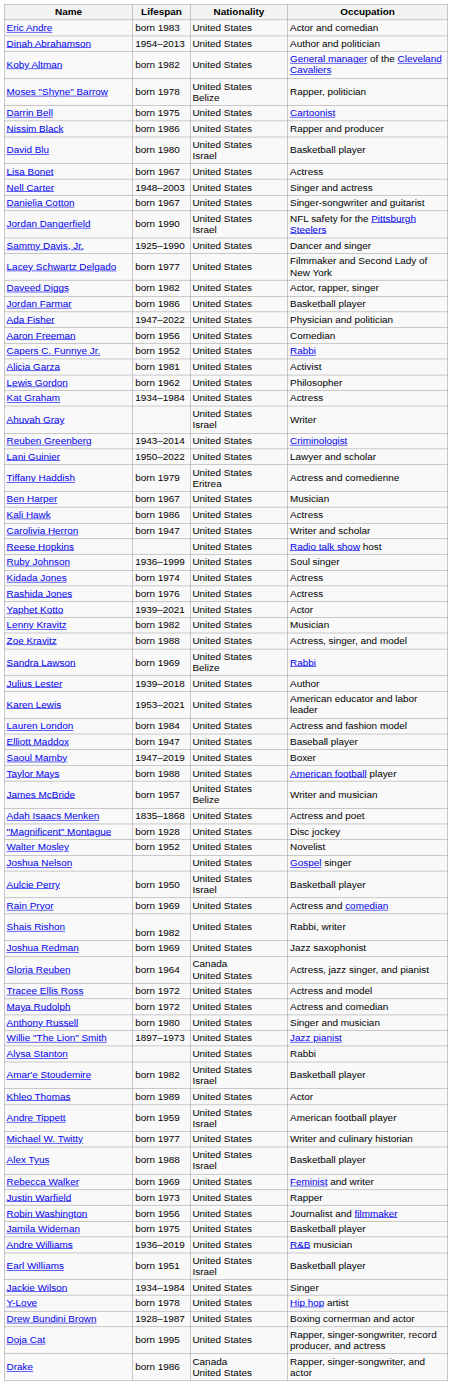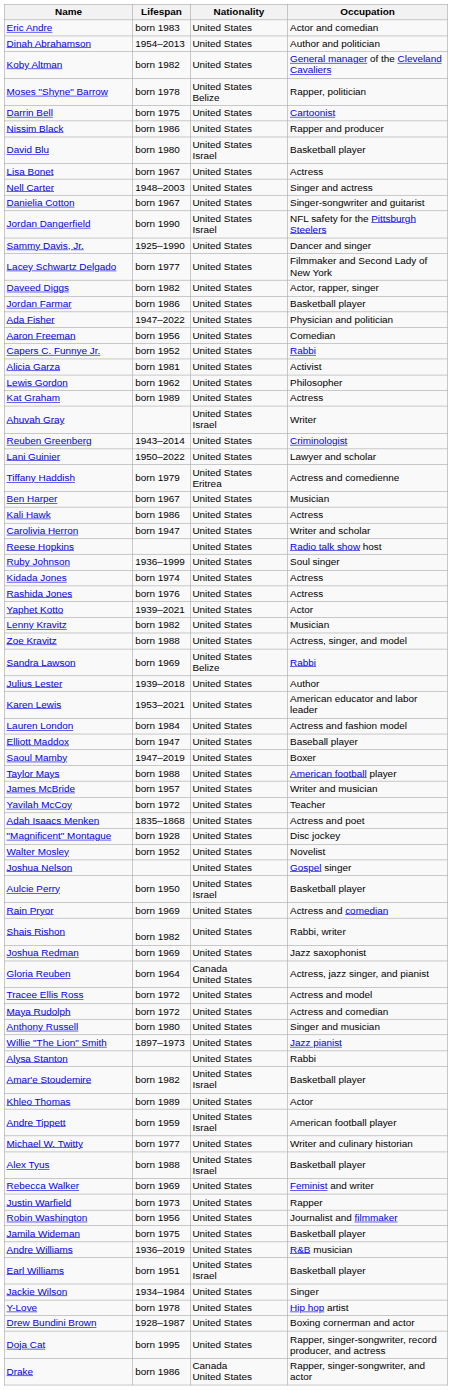(160, 398) 1934–1984 -> (158, 398) born 1989
(222, 794) United States Belize -> (222, 789) United States
+ row: (39, 805)
